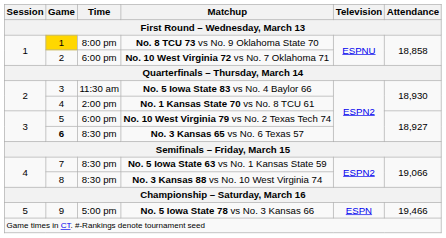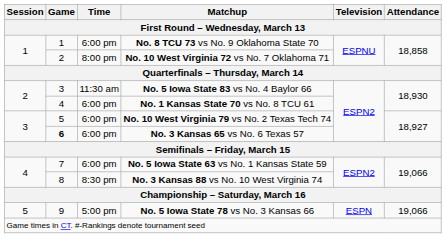(61, 43) gold background -> (61, 43) no background
(99, 43) 8:00 pm -> (99, 43) 6:00 pm
(99, 58) 6:00 pm -> (99, 58) 8:00 pm
(99, 104) 2:00 pm -> (99, 104) 6:00 pm
(99, 134) 8:30 pm -> (99, 134) 6:00 pm
(99, 165) 8:30 pm -> (99, 165) 6:00 pm
(413, 210) 19,466 -> (413, 210) 19,066
